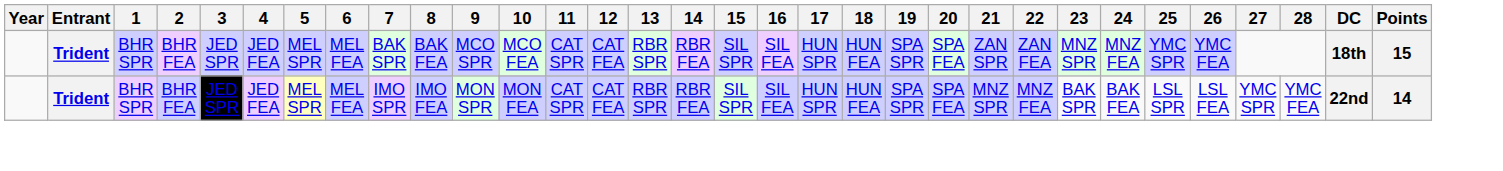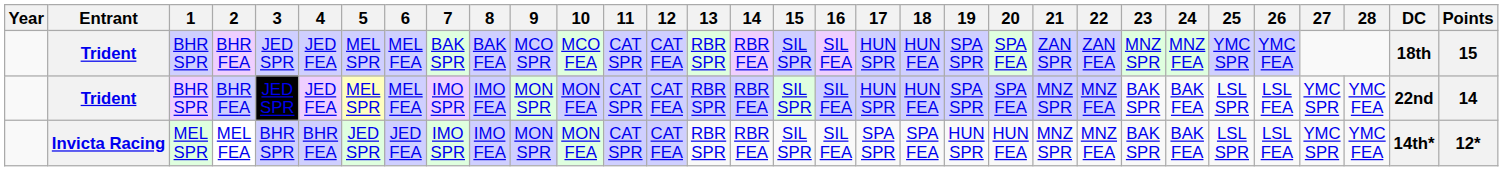+ row: (109, 143)
